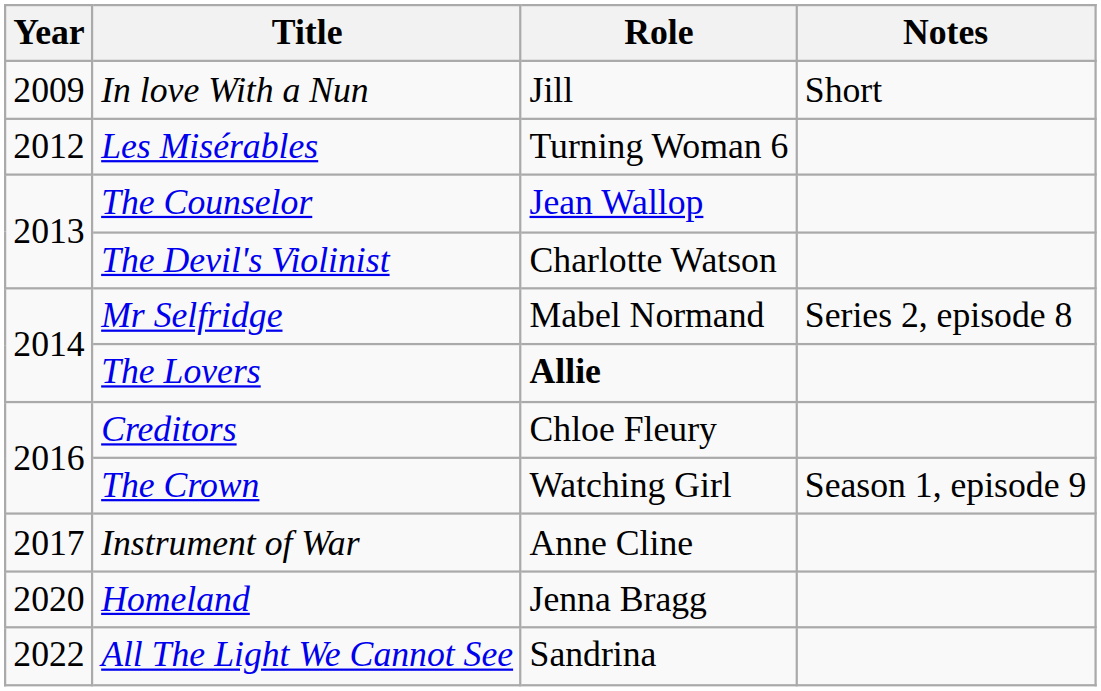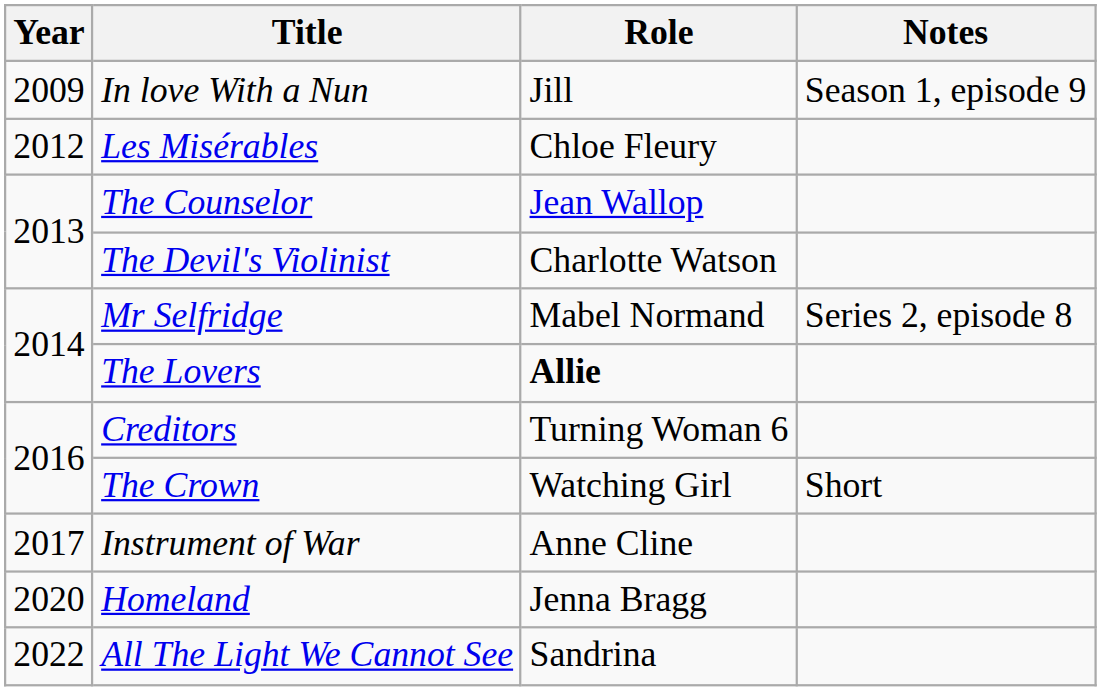(843, 89) Short -> (946, 89) Season 1, episode 9
(659, 145) Turning Woman 6 -> (623, 145) Chloe Fleury
(623, 428) Chloe Fleury -> (659, 428) Turning Woman 6
(946, 485) Season 1, episode 9 -> (843, 485) Short
